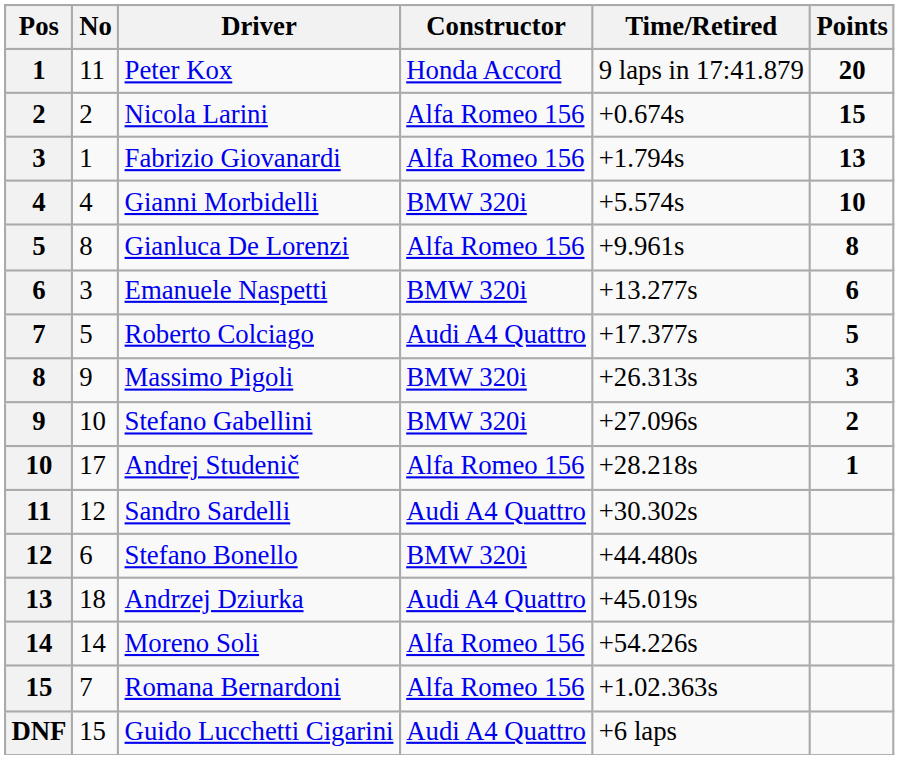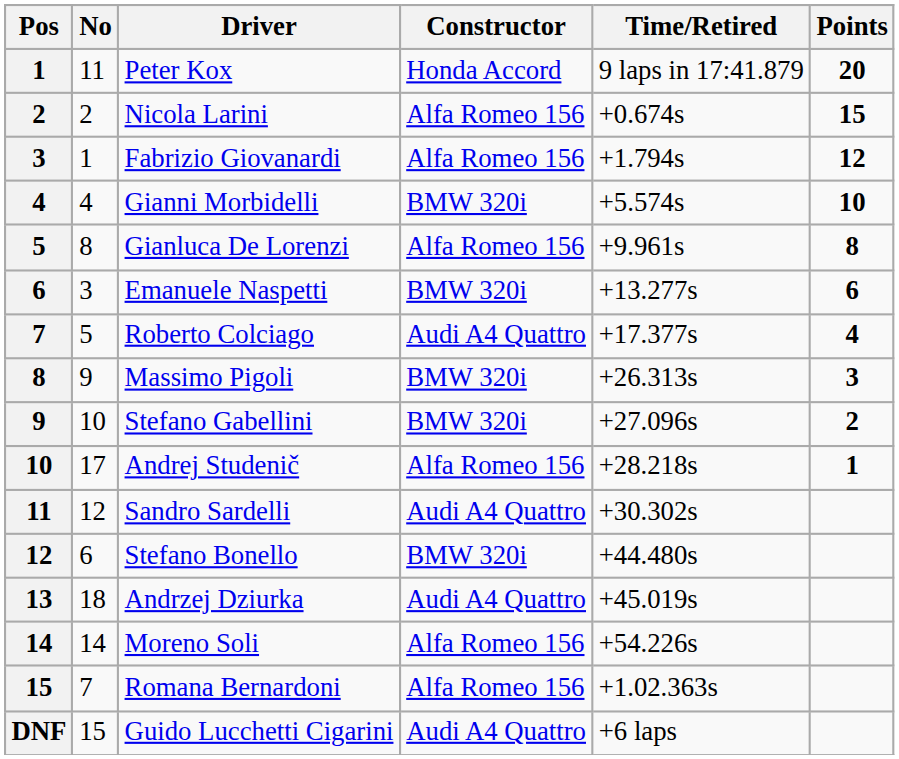(852, 158) 13 -> (852, 158) 12
(852, 334) 5 -> (852, 334) 4
